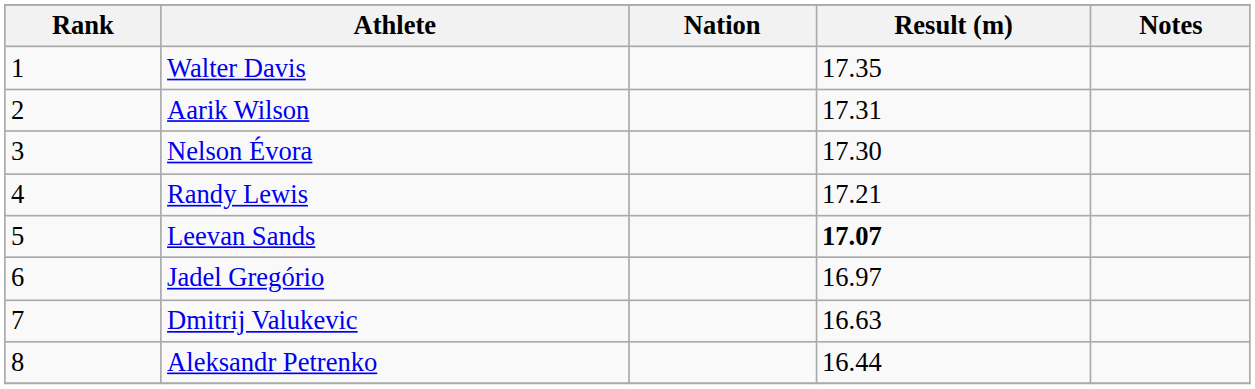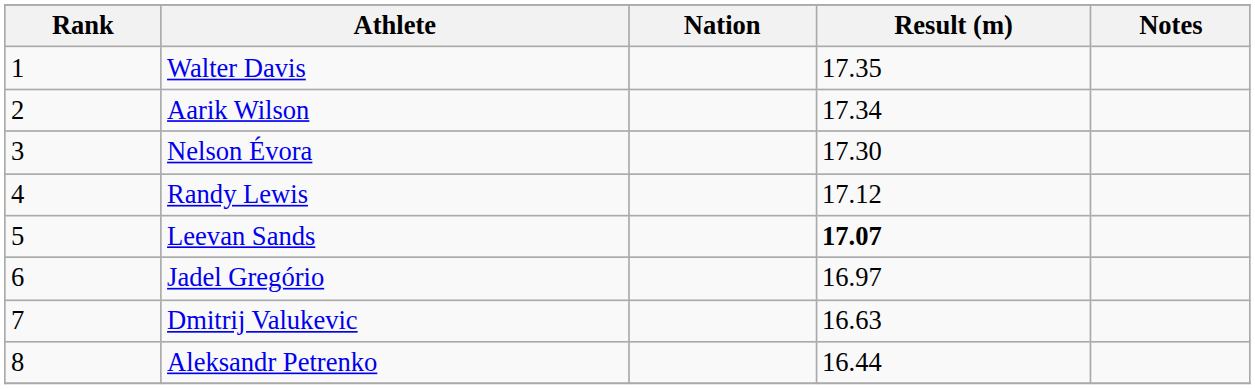(852, 109) 17.31 -> (852, 109) 17.34
(852, 194) 17.21 -> (852, 194) 17.12
